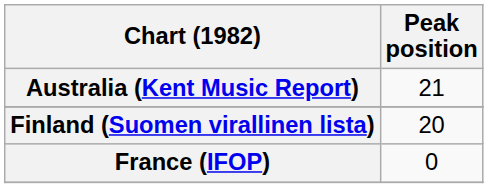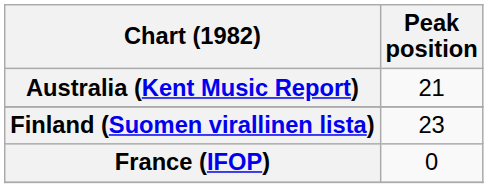(432, 125) 20 -> (432, 125) 23
